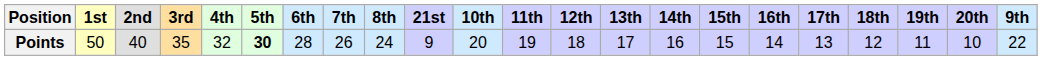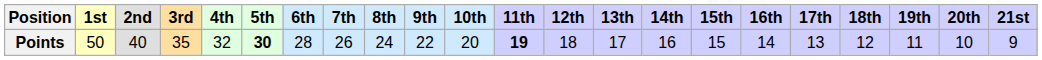columns swapped: (1017, 17) <-> (429, 17)
(527, 42) normal -> (519, 42) bold
